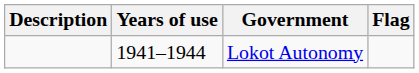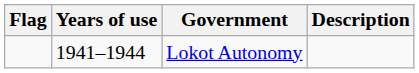columns swapped: (391, 20) <-> (58, 20)
